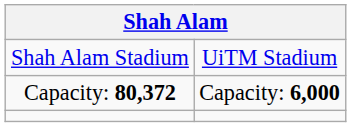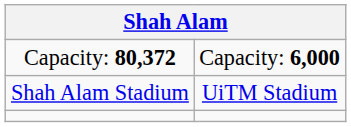rows swapped: (100, 57) <-> (100, 92)
